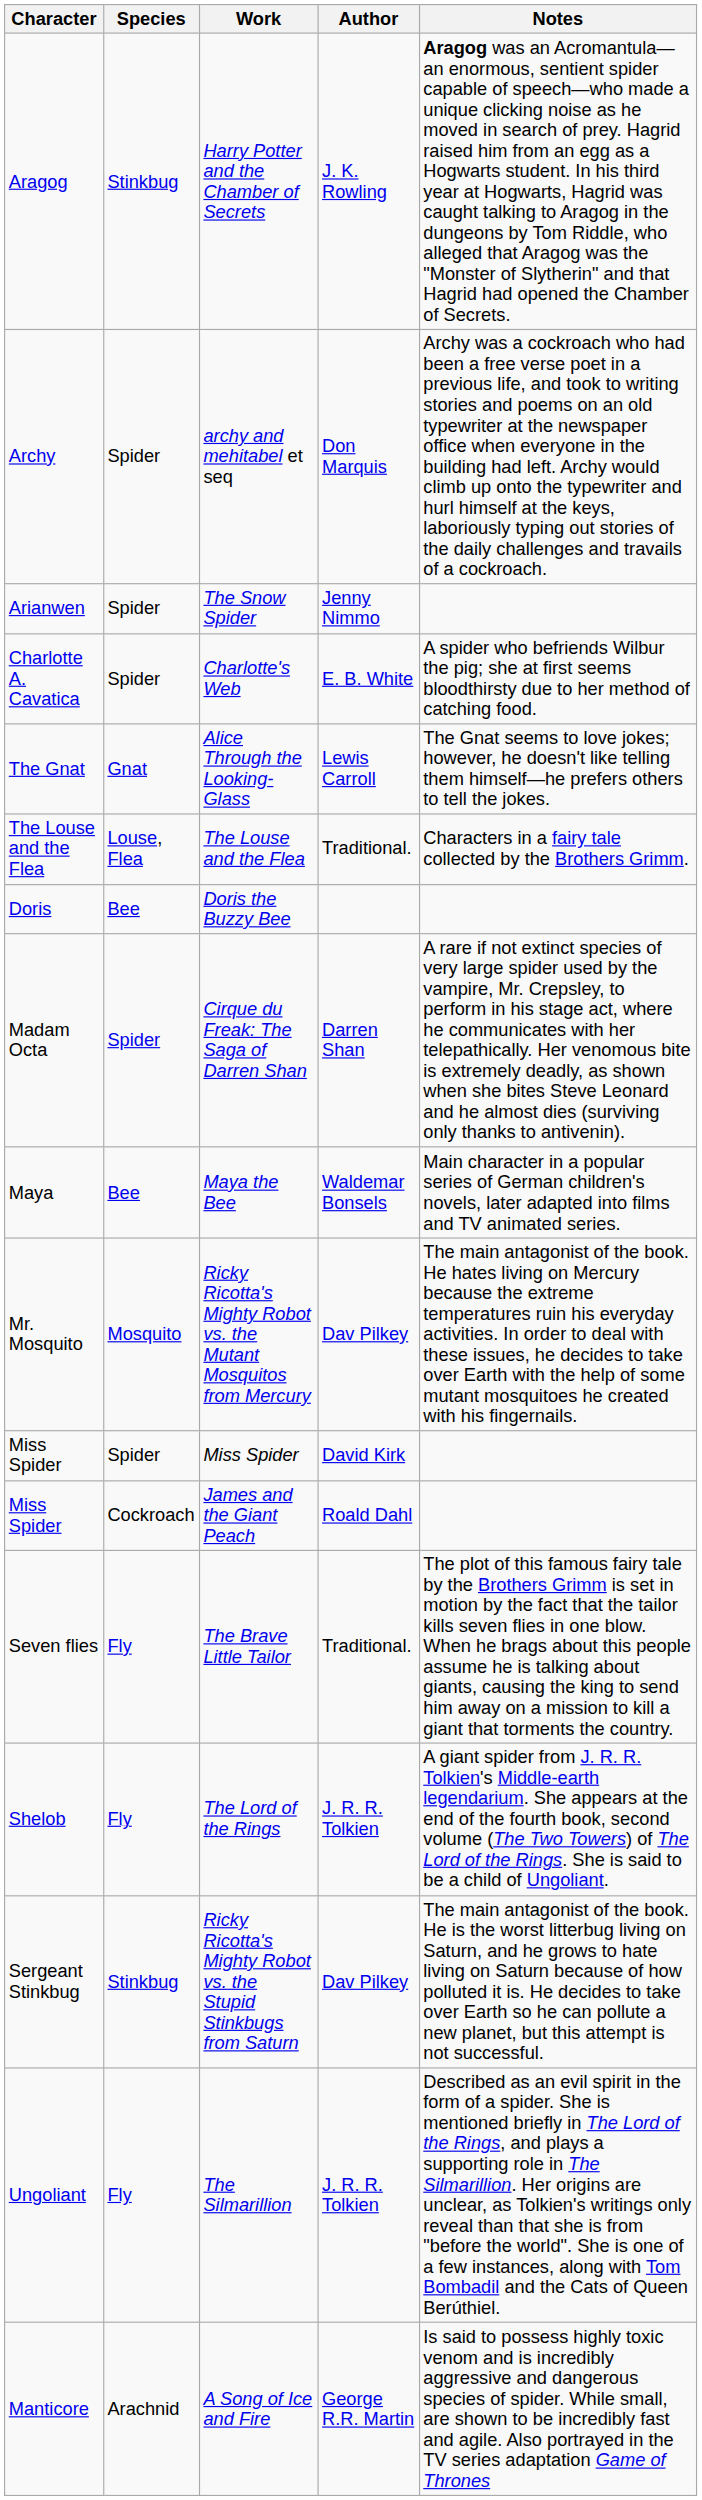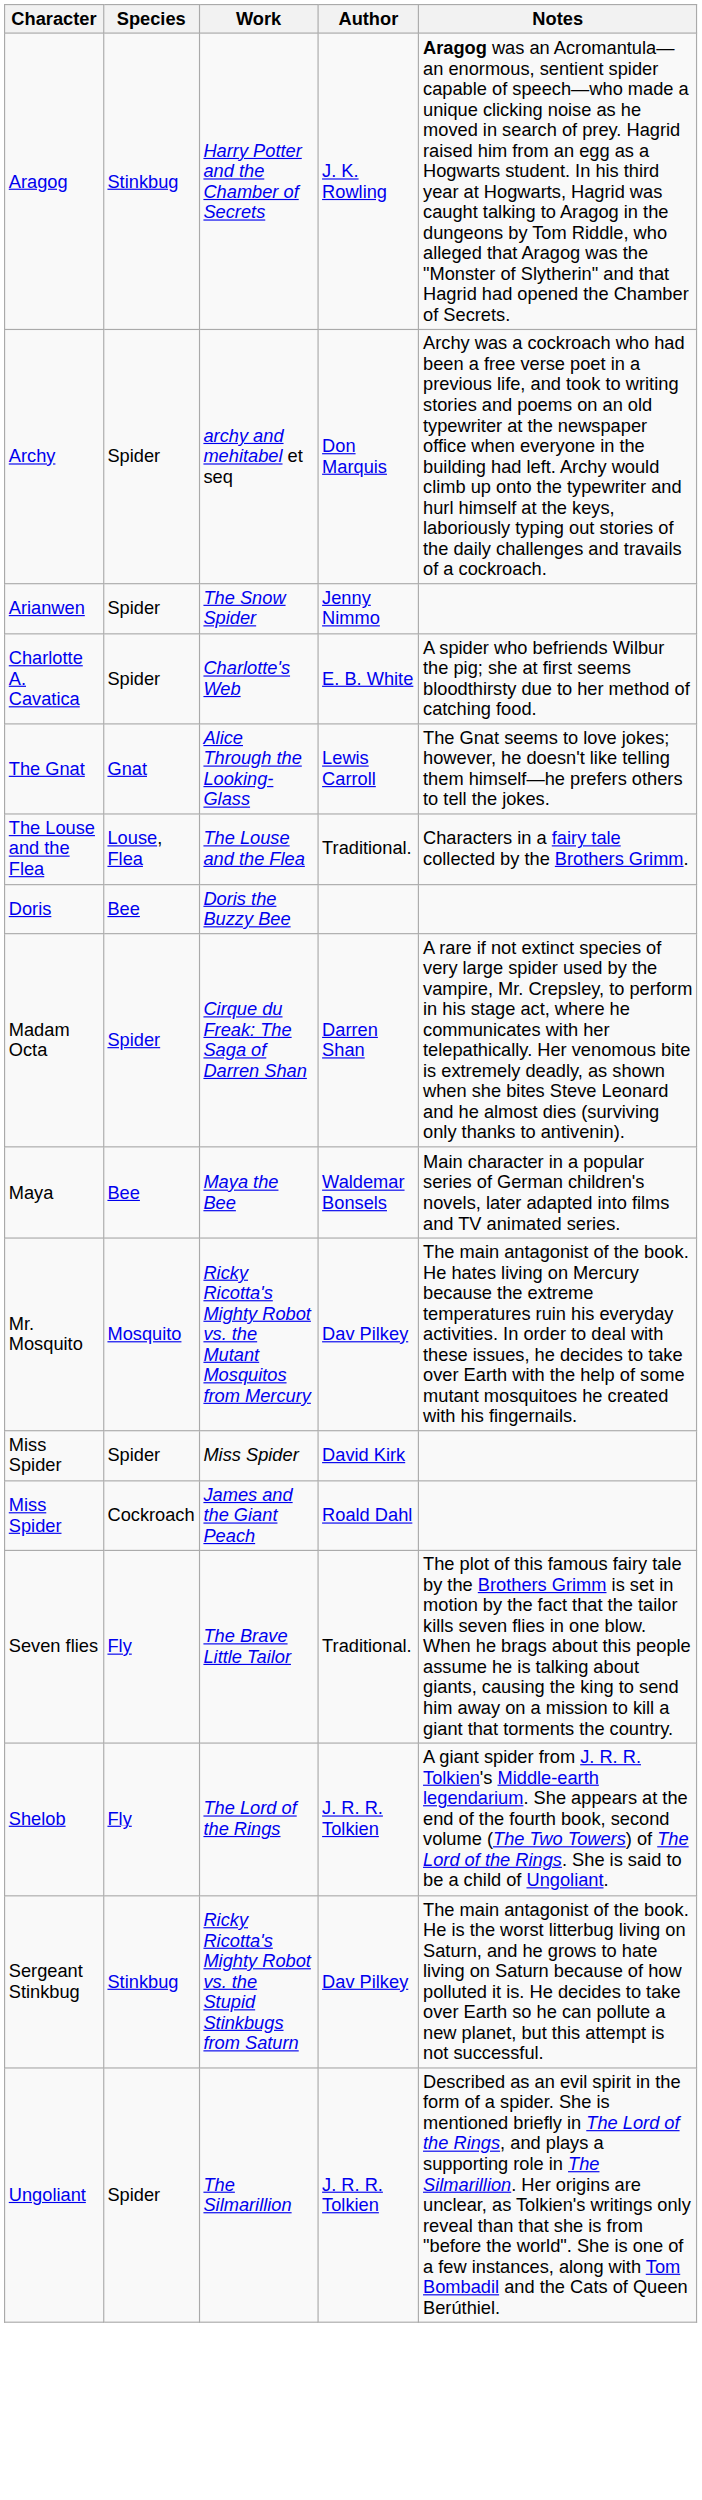(120, 2195) Fly -> (134, 2195) Spider
- row: (258, 2408)
